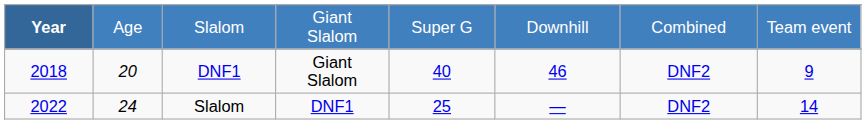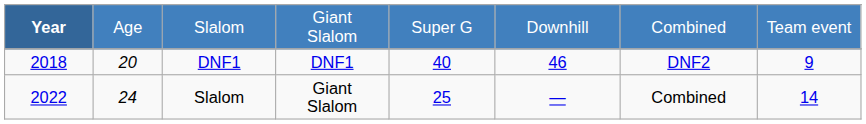(332, 71) Giant Slalom -> (332, 62) DNF1
(332, 106) DNF1 -> (332, 97) Giant Slalom
(689, 106) DNF2 -> (689, 97) Combined
